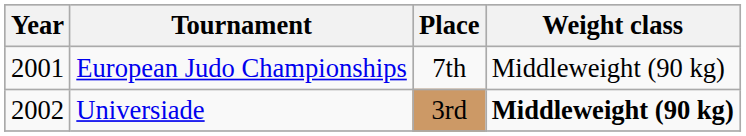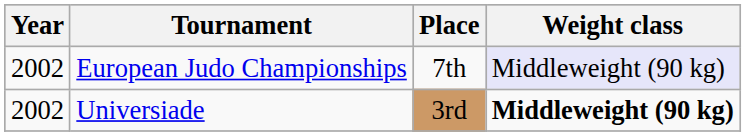(38, 67) 2001 -> (38, 67) 2002
(608, 67) no background -> (608, 67) lavender background
